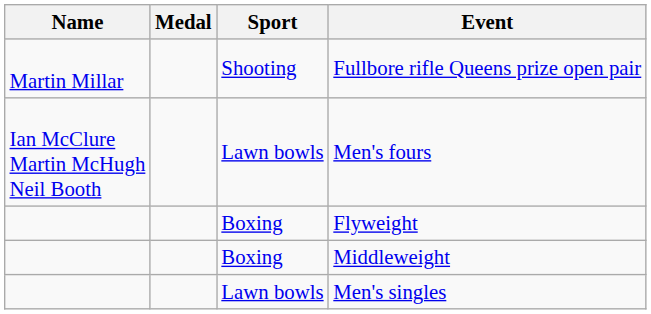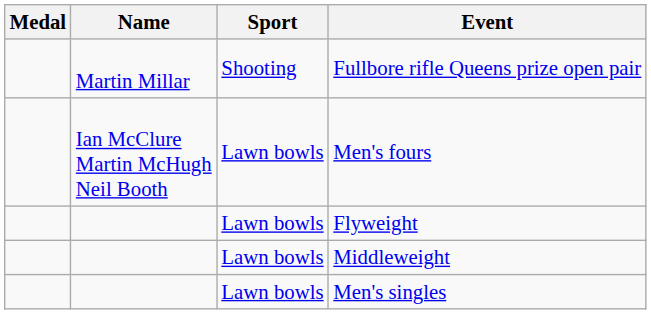columns swapped: (183, 21) <-> (77, 21)
(252, 223) Boxing -> (272, 223) Lawn bowls
(252, 257) Boxing -> (272, 257) Lawn bowls
